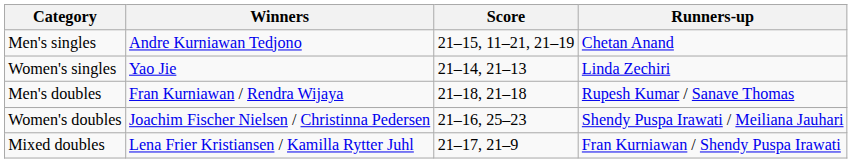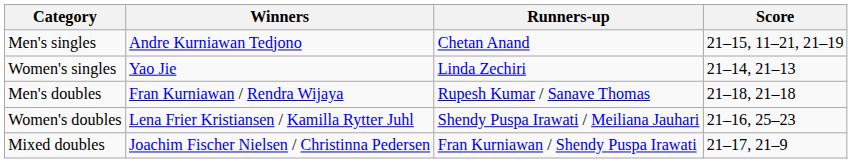columns swapped: (713, 17) <-> (506, 17)
(280, 119) Joachim Fischer Nielsen / Christinna Pedersen -> (271, 119) Lena Frier Kristiansen / Kamilla Rytter Juhl
(271, 145) Lena Frier Kristiansen / Kamilla Rytter Juhl -> (280, 145) Joachim Fischer Nielsen / Christinna Pedersen
